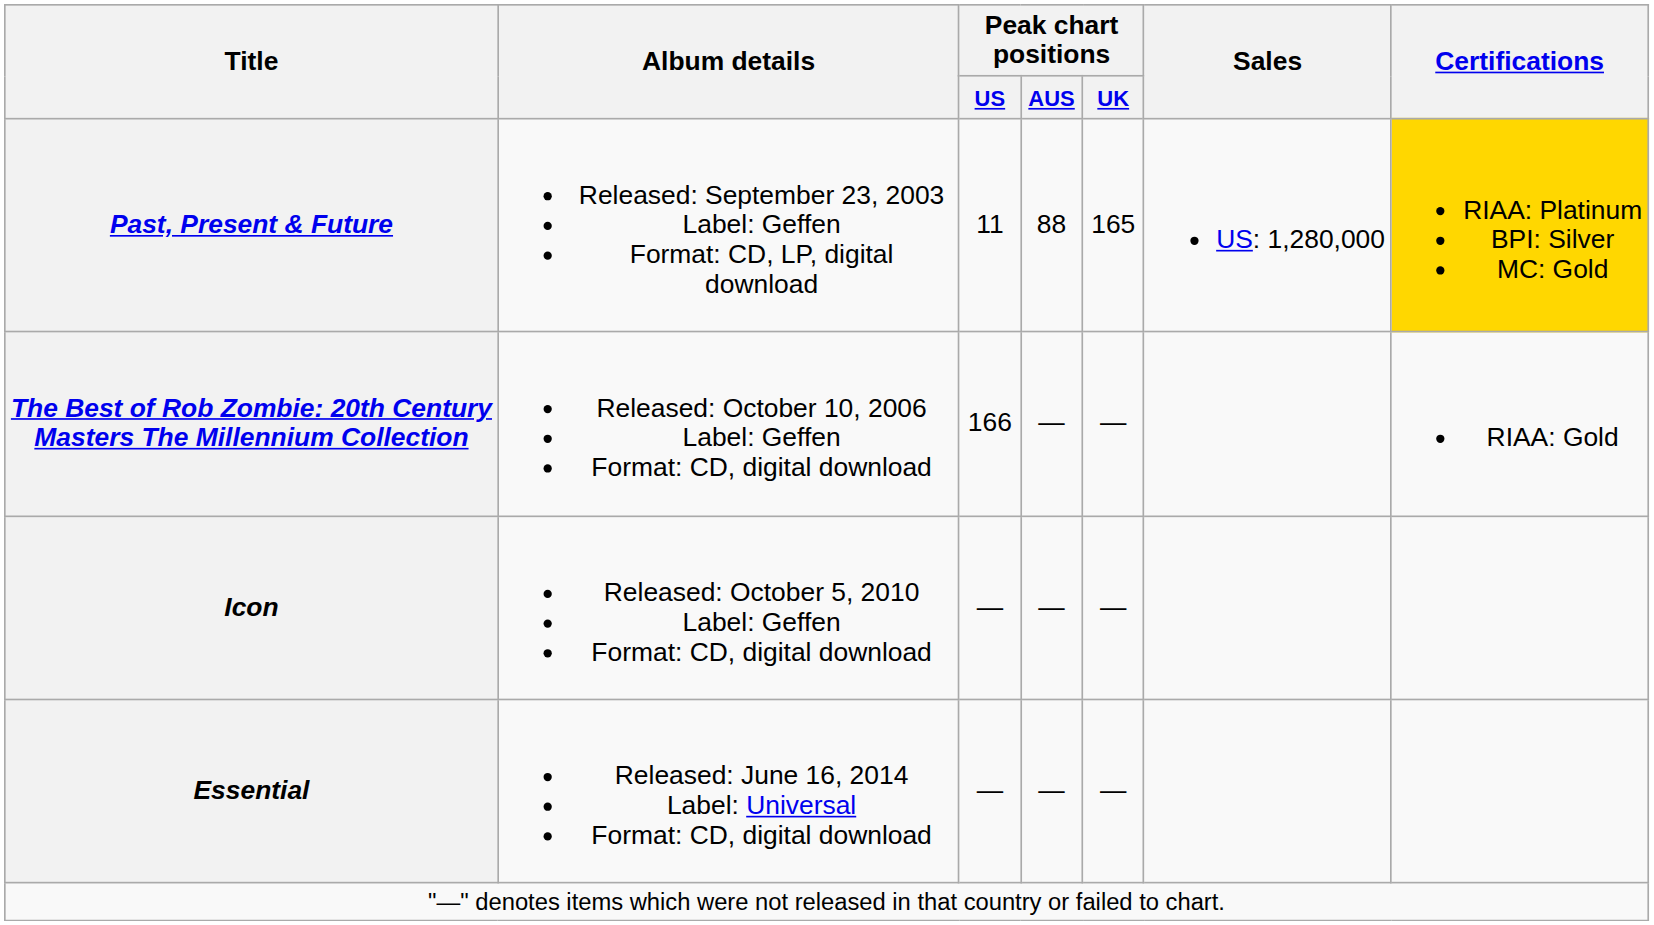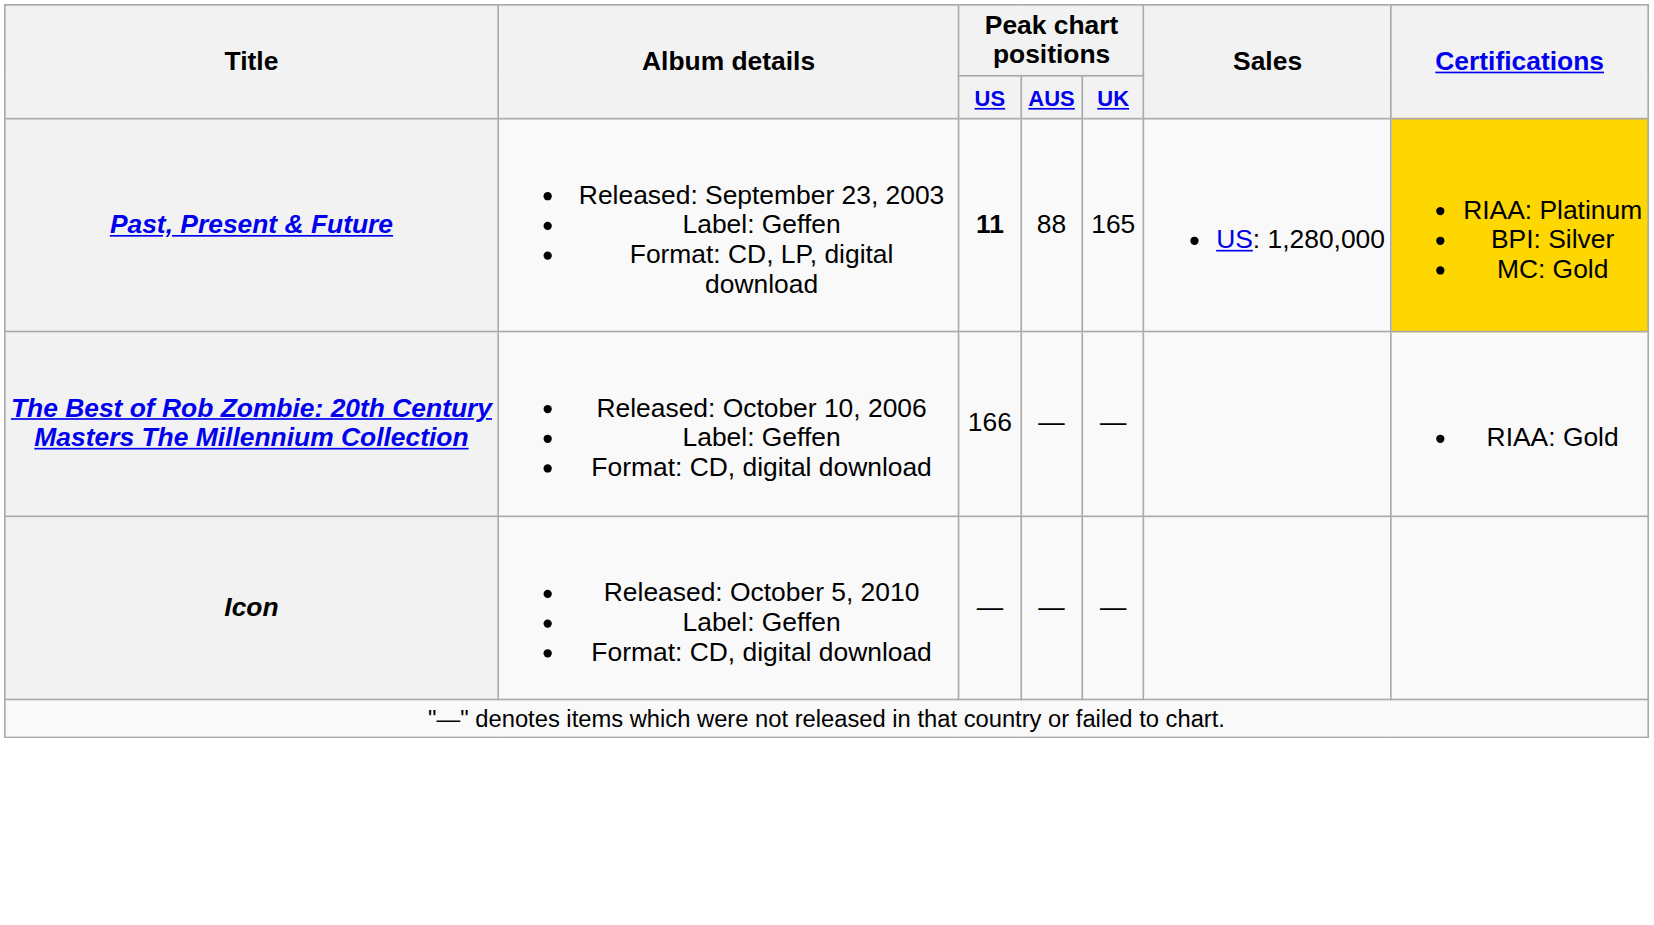(990, 224) normal -> (990, 224) bold
- row: (251, 790)
